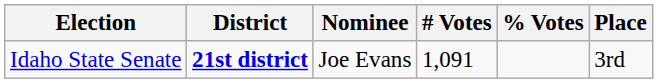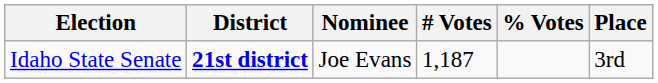(448, 59) 1,091 -> (448, 59) 1,187
